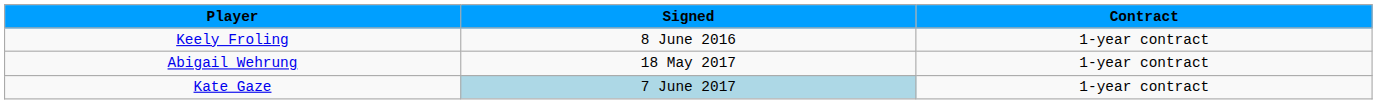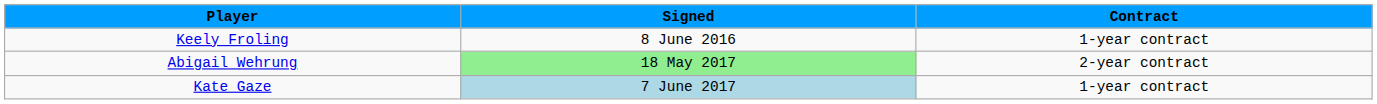(688, 63) no background -> (688, 63) lightgreen background
(1144, 63) 1-year contract -> (1144, 63) 2-year contract
